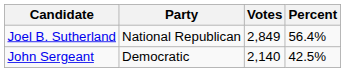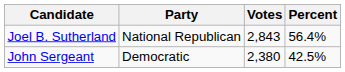(264, 36) 2,849 -> (264, 36) 2,843
(264, 57) 2,140 -> (264, 57) 2,380
